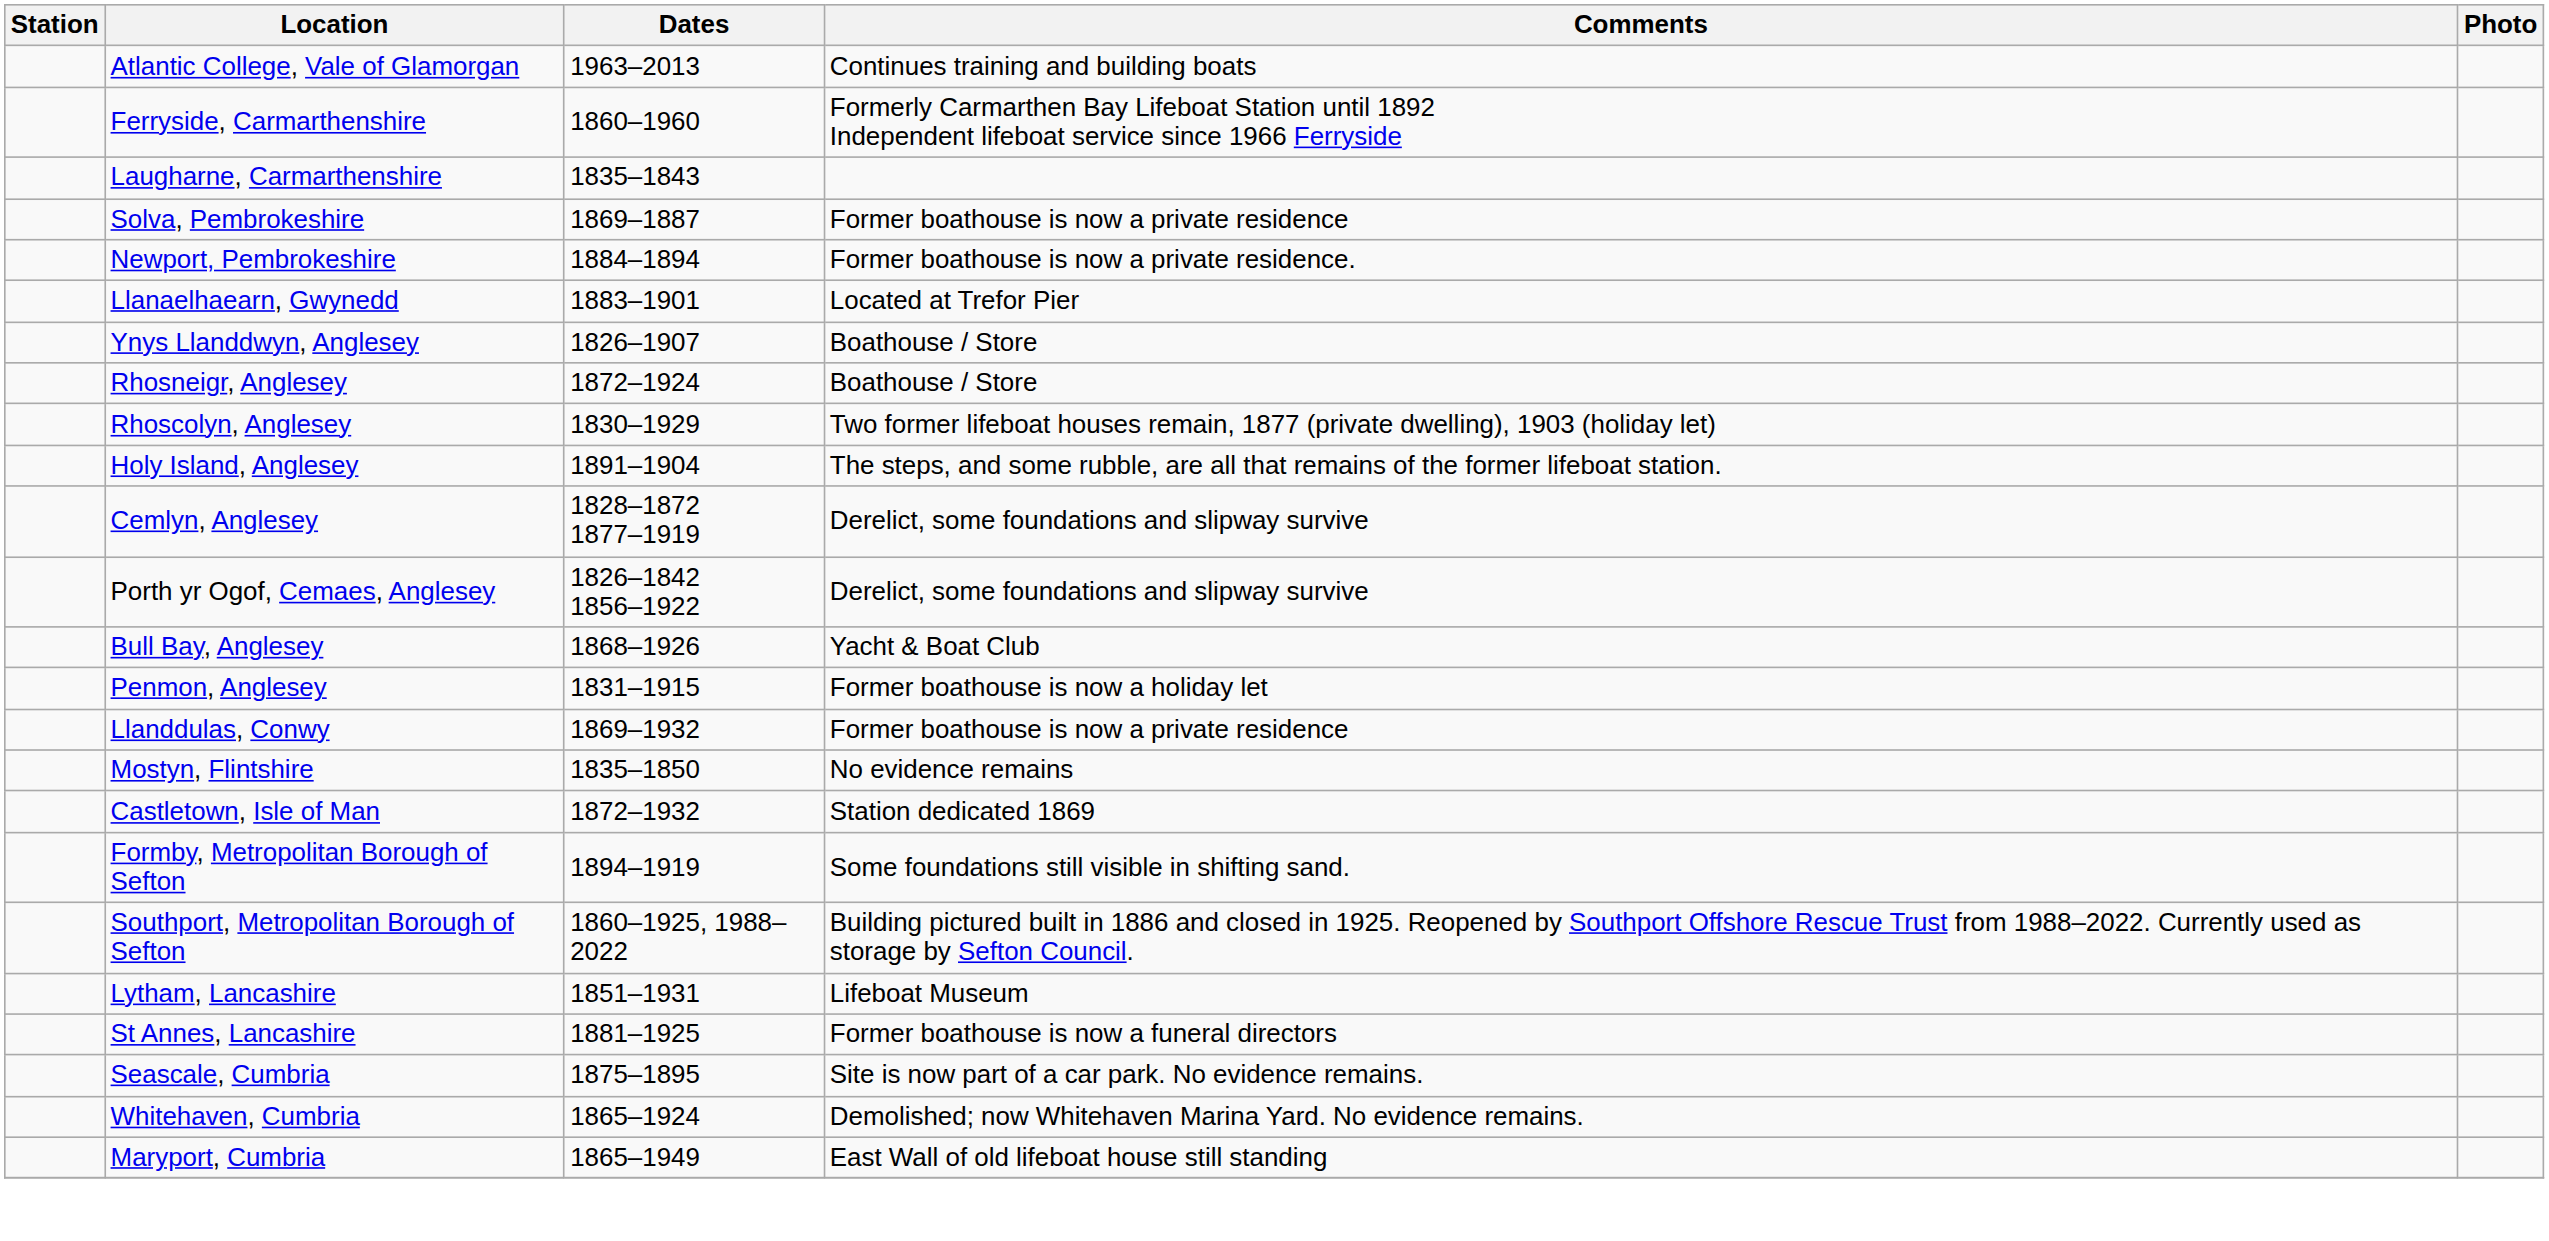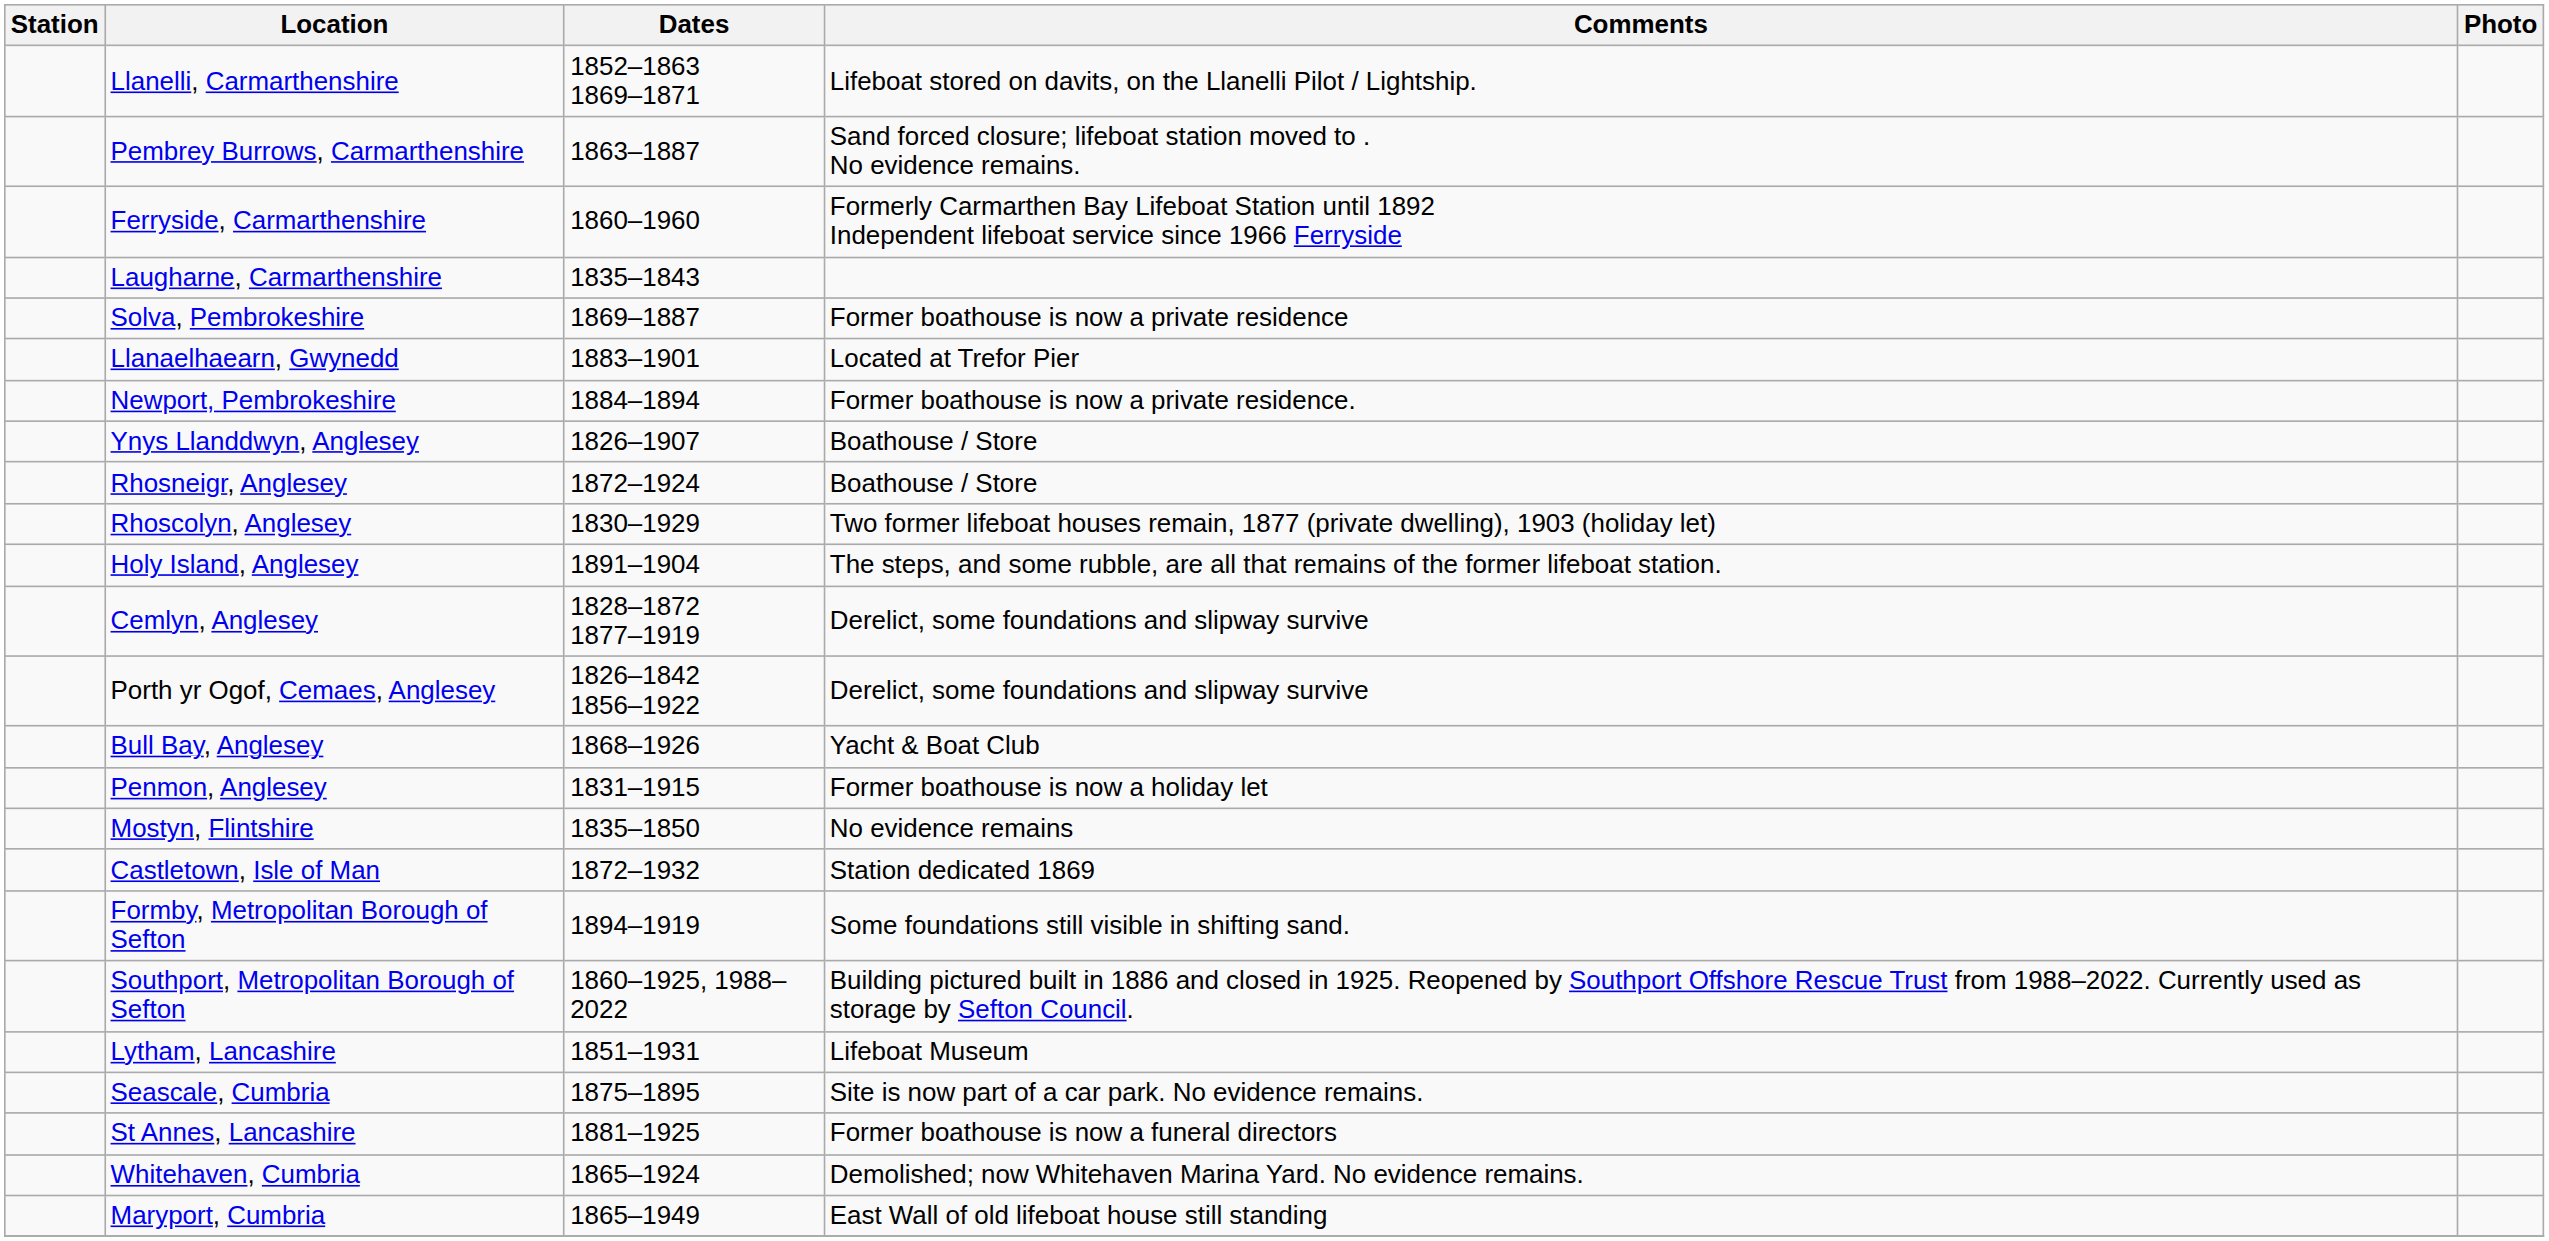- row: (315, 66)
+ row: (255, 80)
+ row: (317, 151)
rows swapped: (253, 259) <-> (255, 300)
- row: (220, 729)
rows swapped: (233, 1034) <-> (220, 1075)
